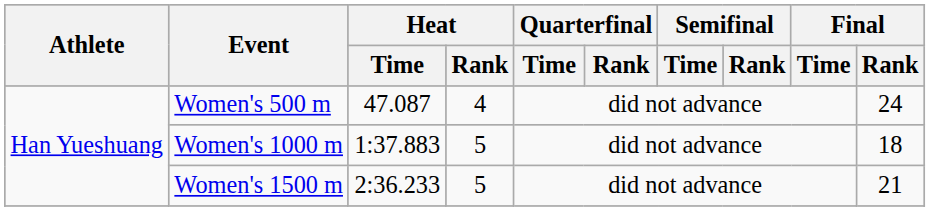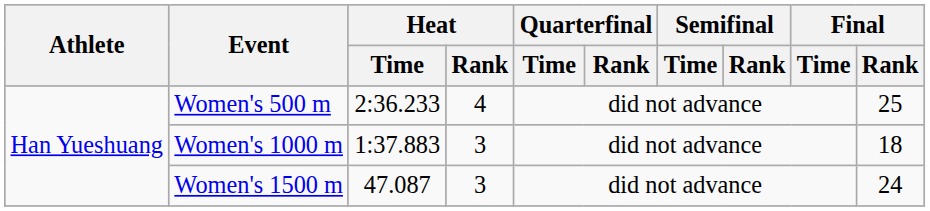(397, 105) 47.087 -> (397, 105) 2:36.233
(890, 105) 24 -> (890, 105) 25
(480, 145) 5 -> (480, 145) 3
(397, 185) 2:36.233 -> (397, 185) 47.087
(480, 185) 5 -> (480, 185) 3
(890, 185) 21 -> (890, 185) 24
